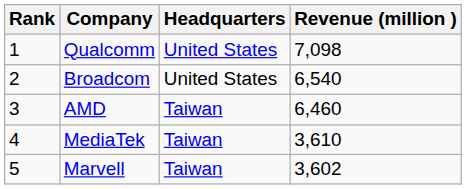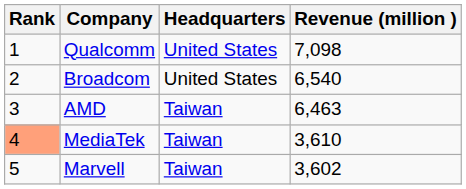(318, 109) 6,460 -> (318, 109) 6,463
(14, 139) no background -> (14, 139) lightsalmon background
